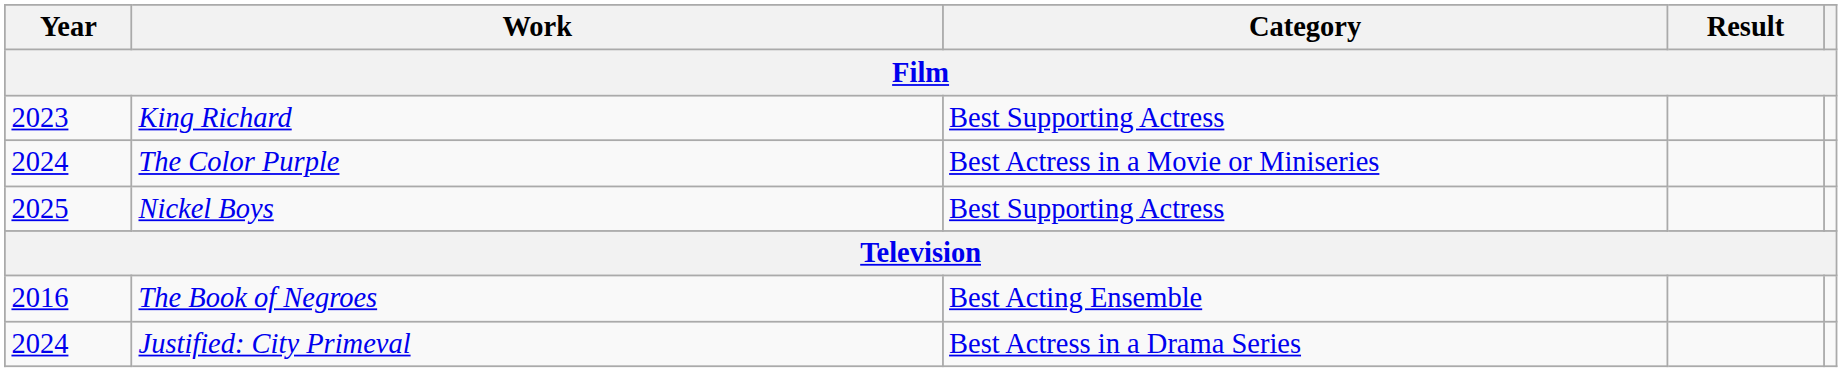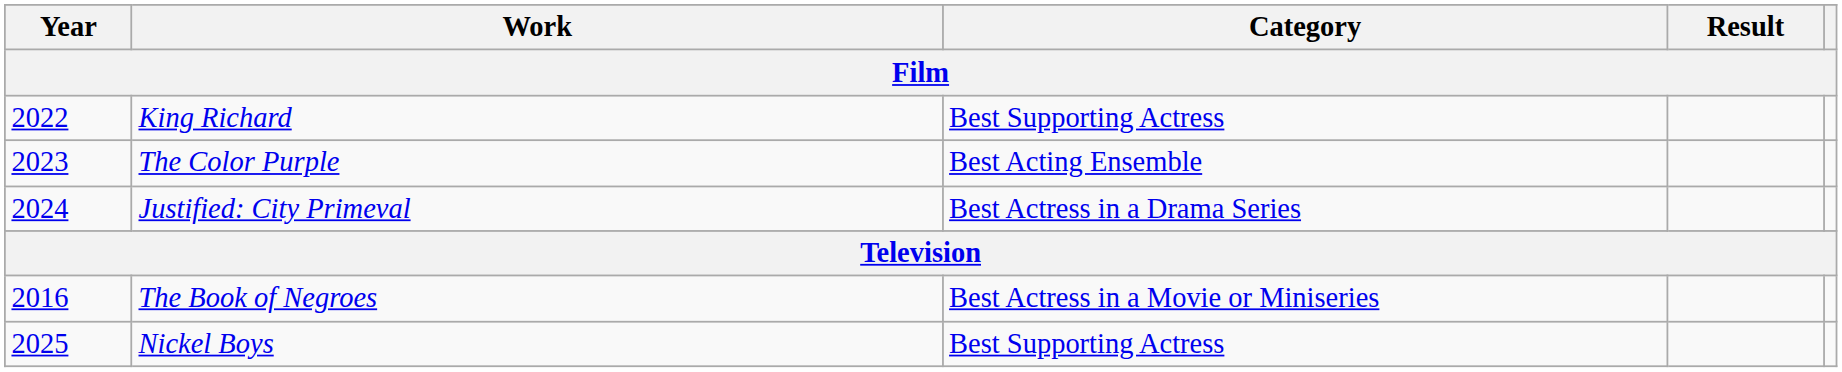(40, 117) 2023 -> (40, 117) 2022
(40, 162) 2024 -> (40, 162) 2023
(1164, 162) Best Actress in a Movie or Miniseries -> (1076, 162) Best Acting Ensemble
rows swapped: (206, 207) <-> (275, 343)
(1076, 298) Best Acting Ensemble -> (1164, 298) Best Actress in a Movie or Miniseries
